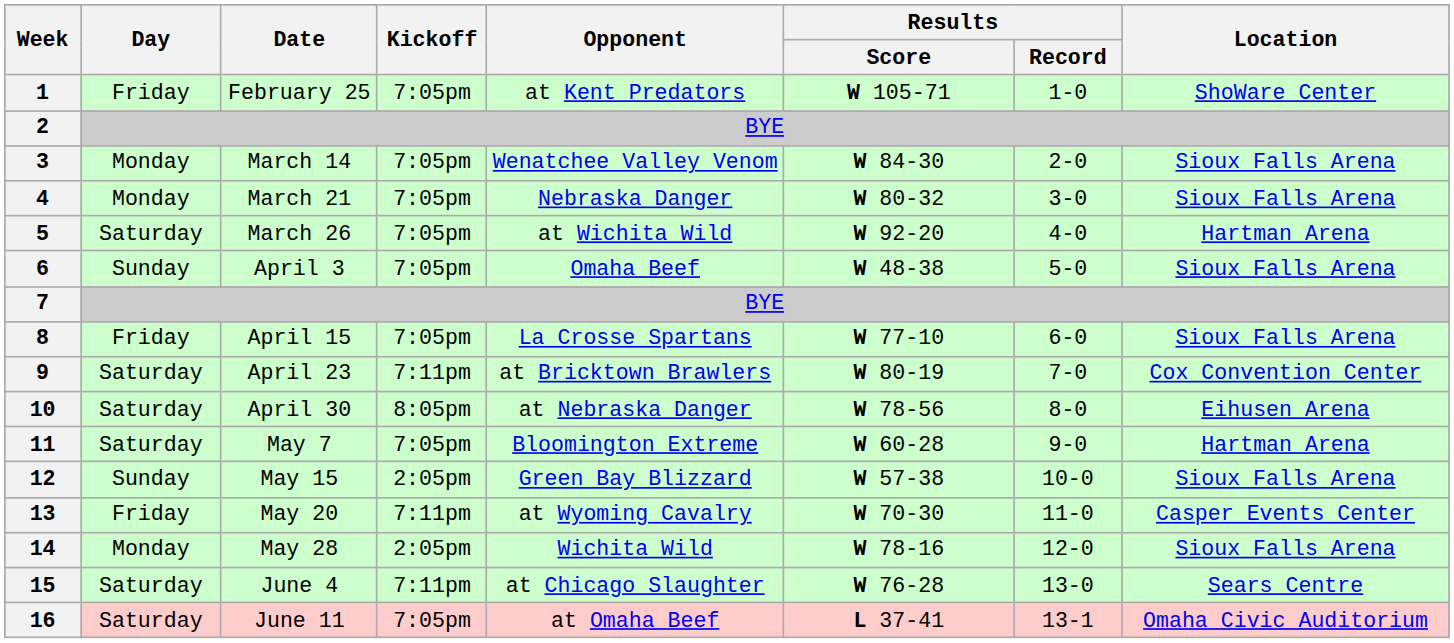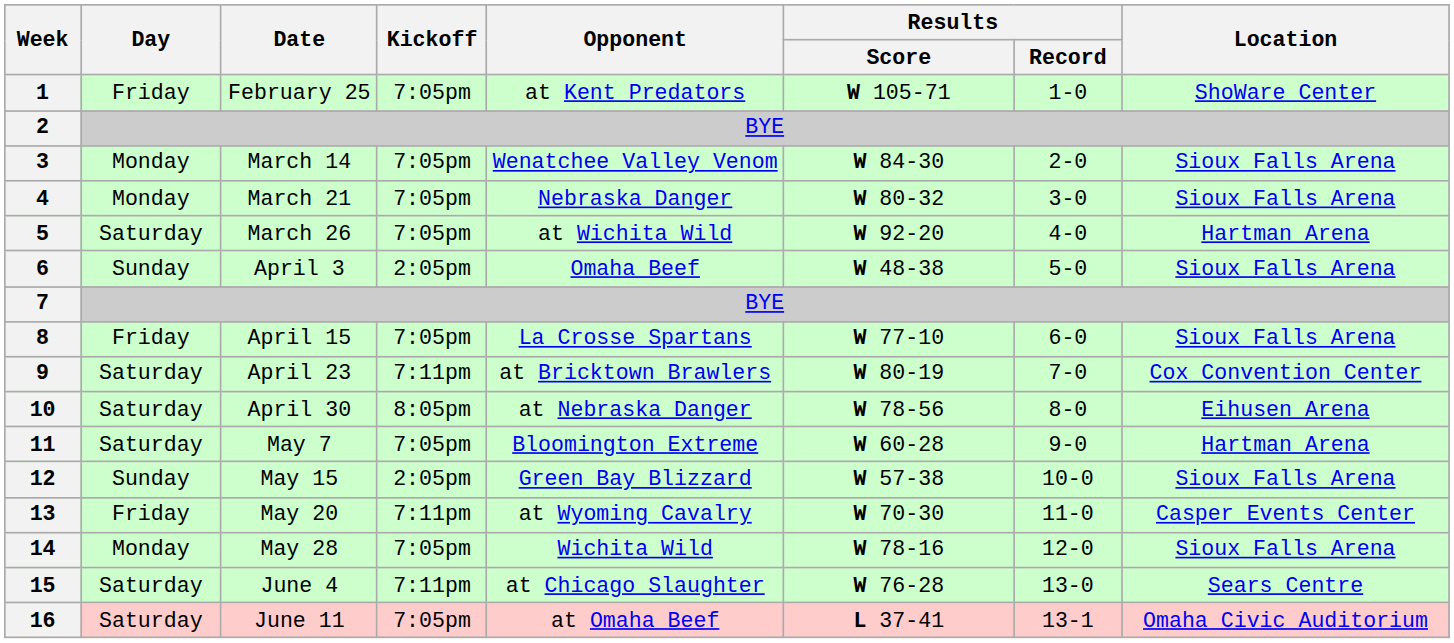(432, 269) 7:05pm -> (432, 269) 2:05pm
(432, 550) 2:05pm -> (432, 550) 7:05pm
